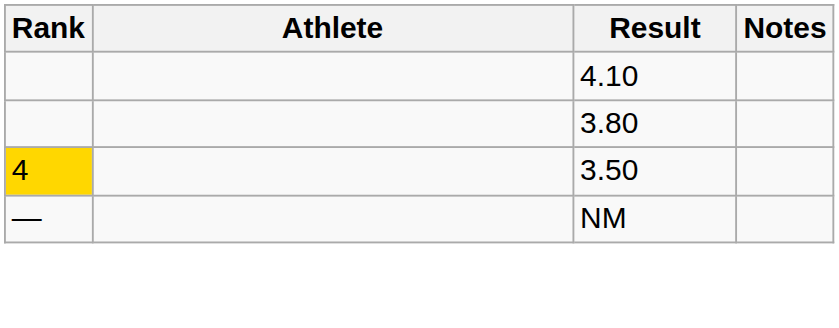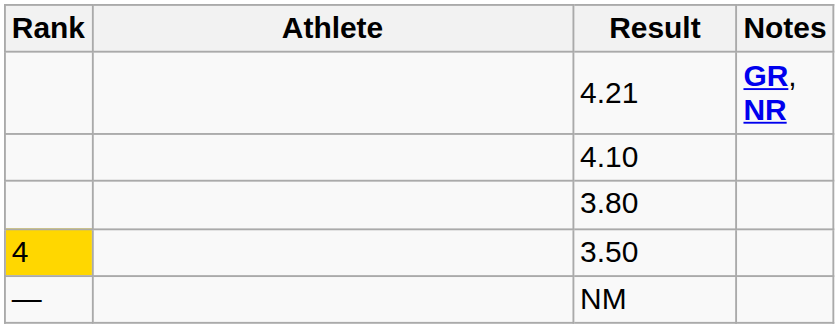+ row: (609, 92)
